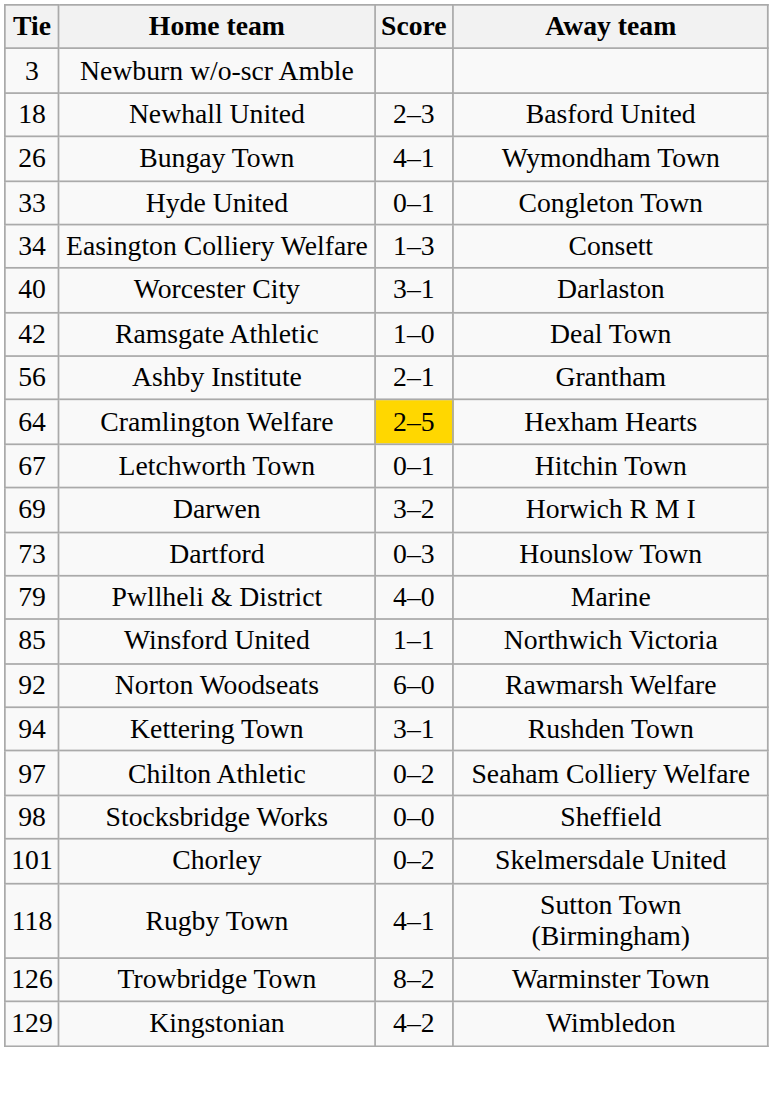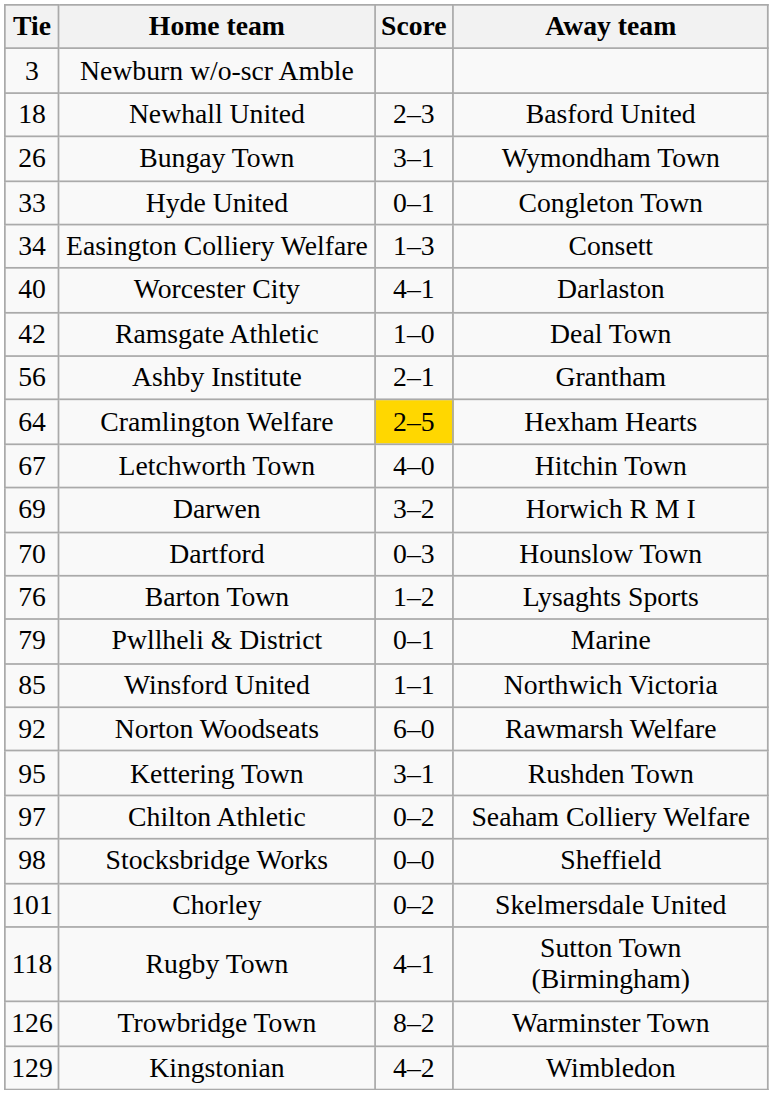(414, 158) 4–1 -> (414, 158) 3–1
(414, 289) 3–1 -> (414, 289) 4–1
(414, 465) 0–1 -> (414, 465) 4–0
(32, 553) 73 -> (32, 553) 70
+ row: (217, 597)
(414, 597) 4–0 -> (414, 641) 0–1
(32, 728) 94 -> (32, 772) 95
